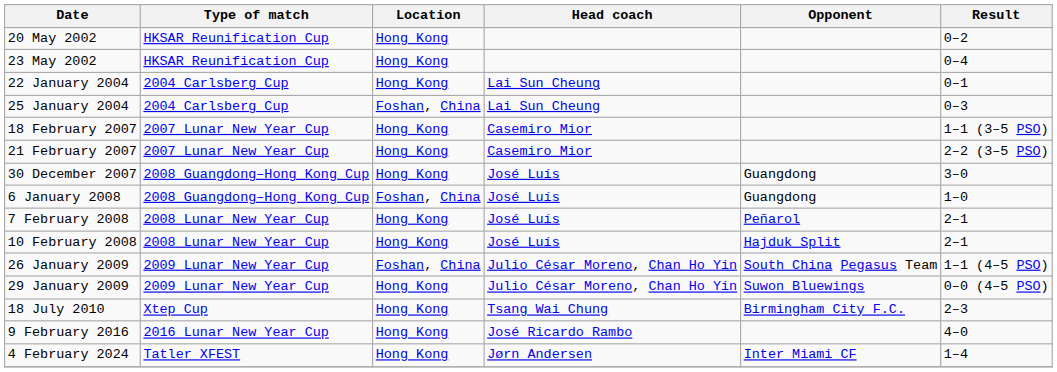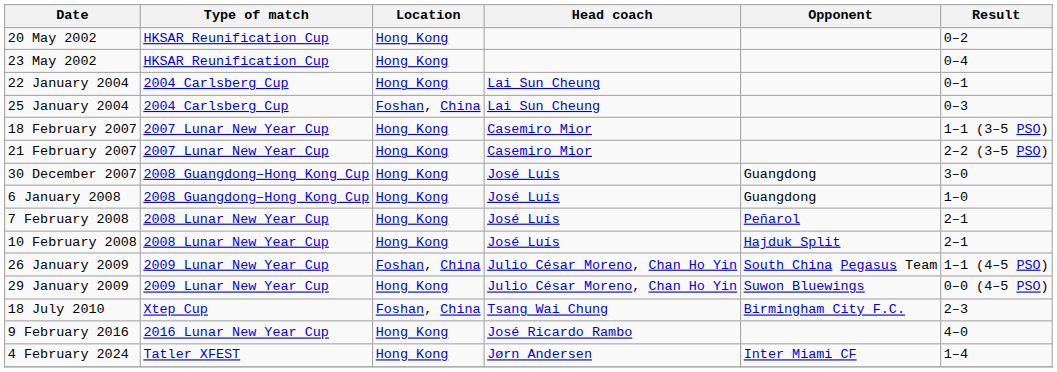(428, 196) Foshan, China -> (412, 196) Hong Kong
(412, 309) Hong Kong -> (428, 309) Foshan, China
